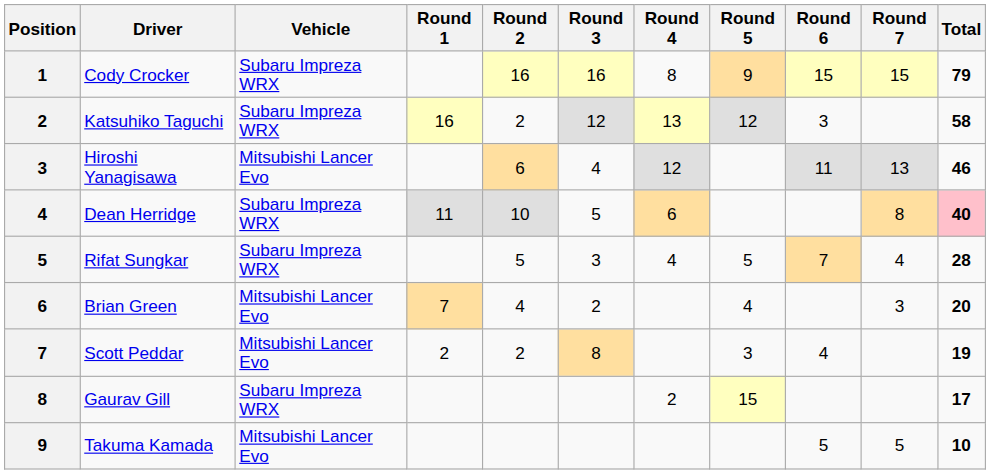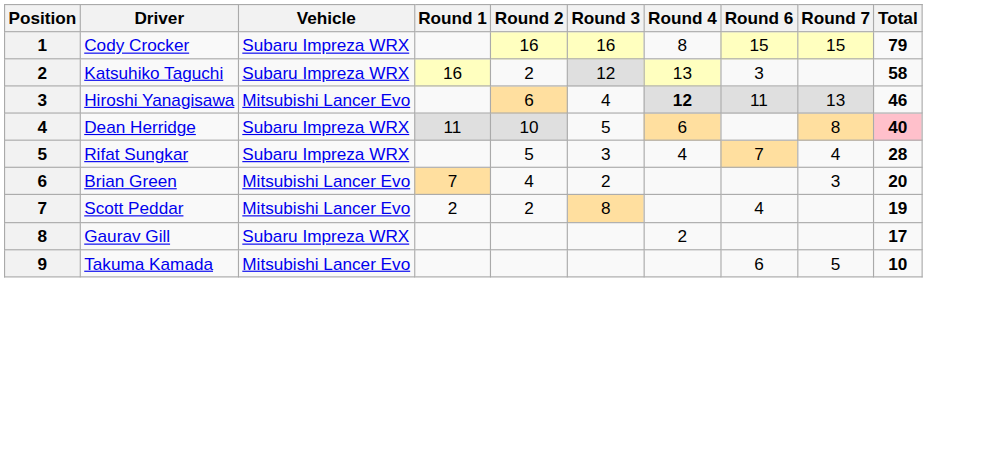- column: (748, 28)
(672, 167) normal -> (682, 100) bold
(824, 446) 5 -> (759, 263) 6
